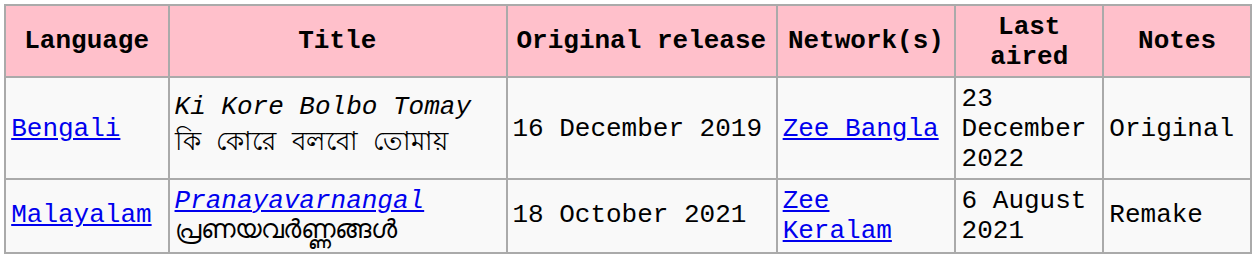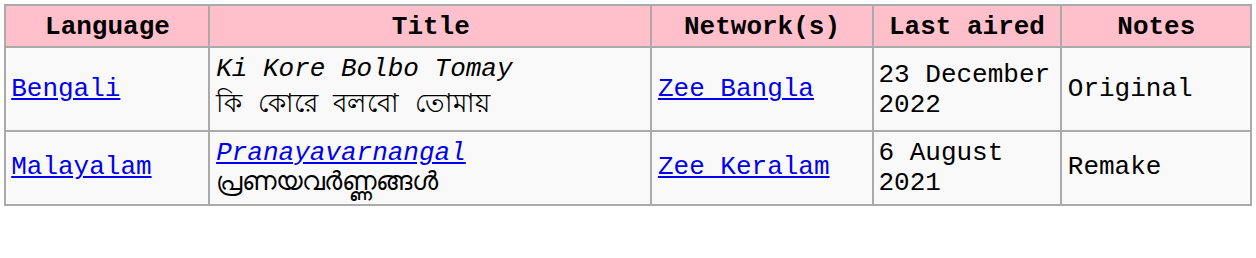- column: (641, 41)
